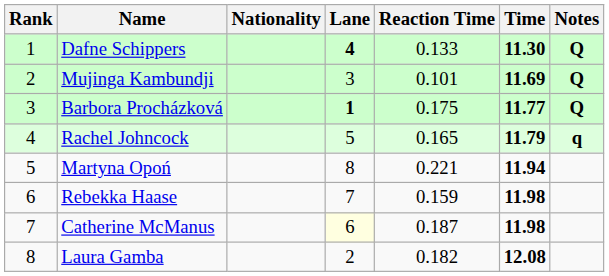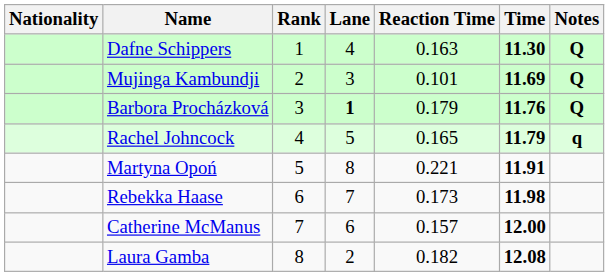columns swapped: (31, 19) <-> (276, 19)
(350, 49) bold -> (350, 49) normal
(437, 49) 0.133 -> (437, 49) 0.163
(437, 108) 0.175 -> (437, 108) 0.179
(525, 108) 11.77 -> (525, 108) 11.76
(525, 167) 11.94 -> (525, 167) 11.91
(437, 197) 0.159 -> (437, 197) 0.173
(350, 227) lightyellow background -> (350, 227) no background
(437, 227) 0.187 -> (437, 227) 0.157
(525, 227) 11.98 -> (525, 227) 12.00
